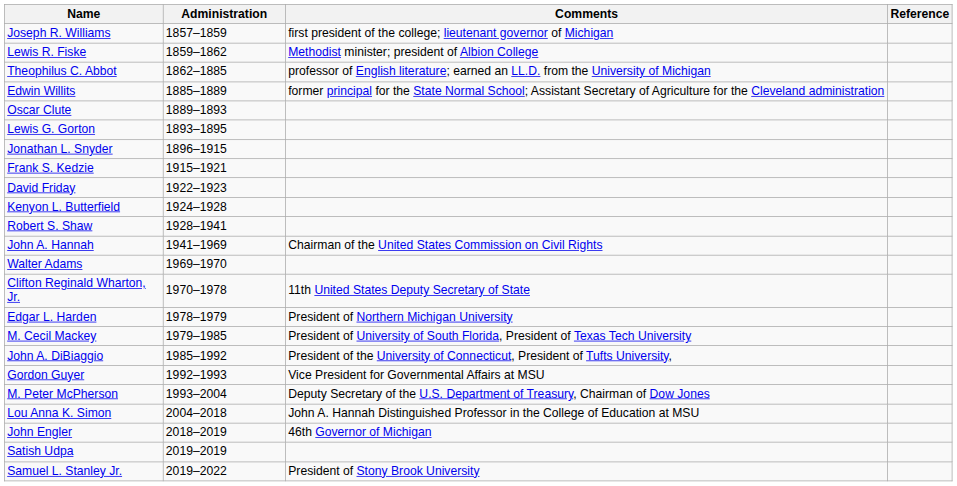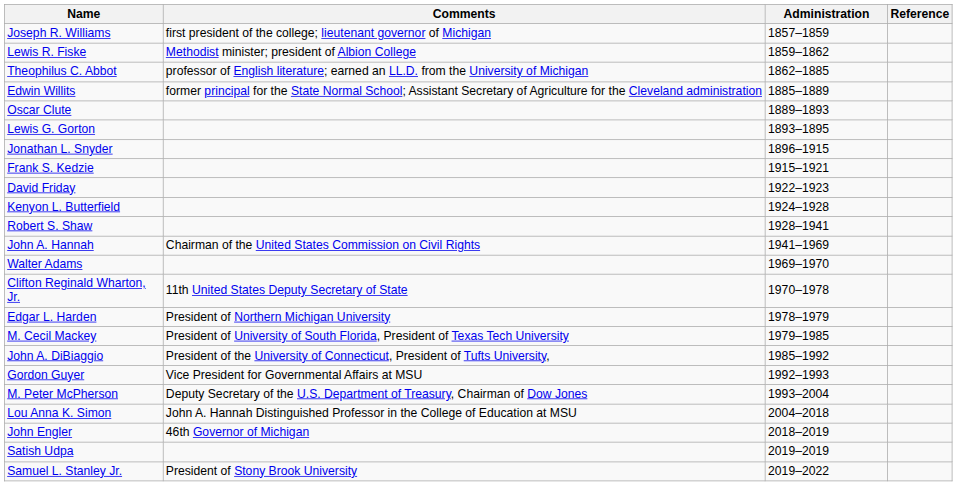columns swapped: (224, 14) <-> (587, 14)
